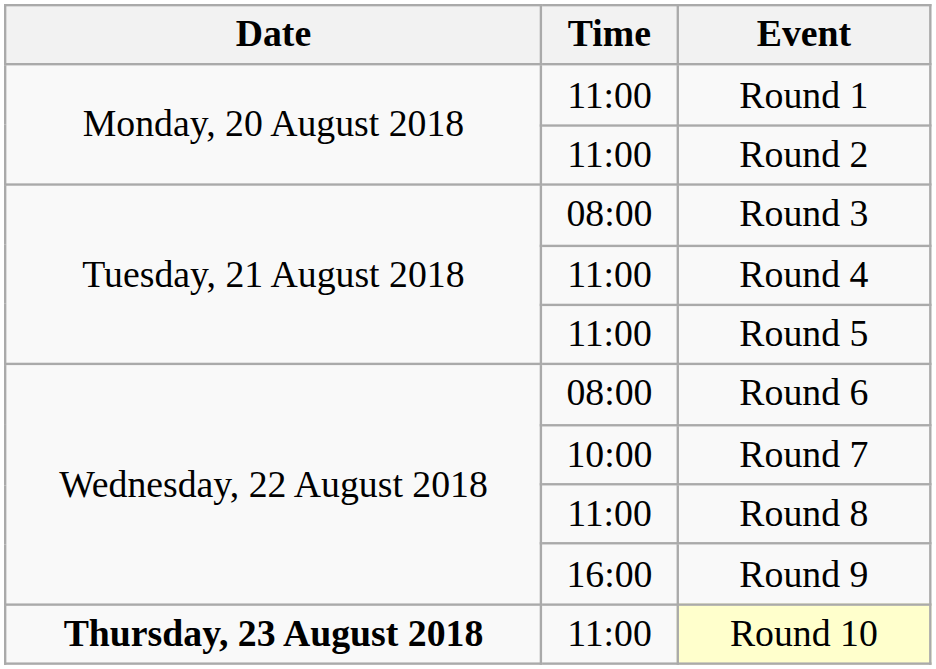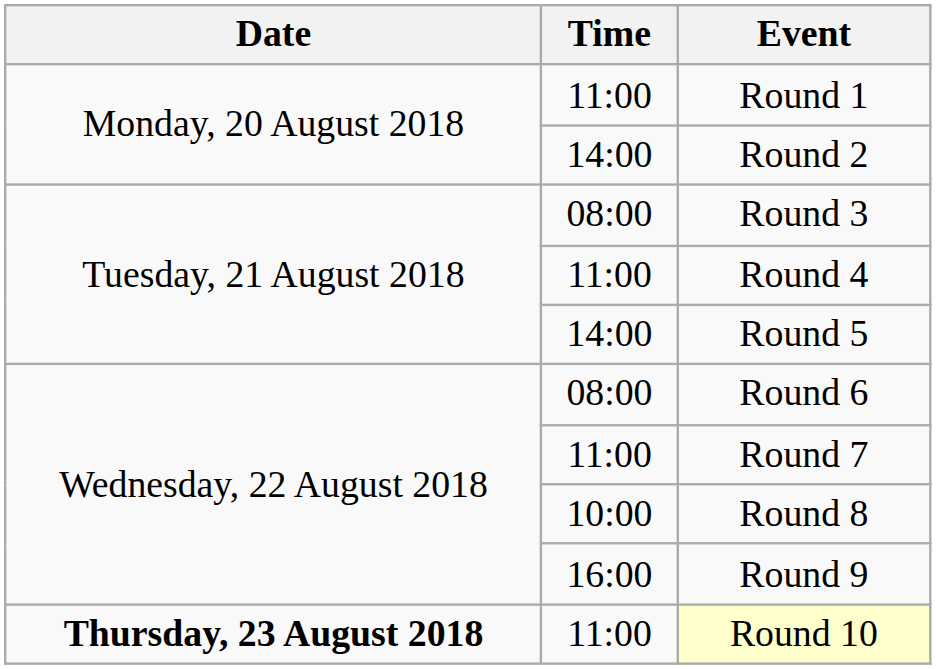(609, 154) 11:00 -> (609, 154) 14:00
(609, 333) 11:00 -> (609, 333) 14:00
(609, 453) 10:00 -> (609, 453) 11:00
(609, 513) 11:00 -> (609, 513) 10:00
